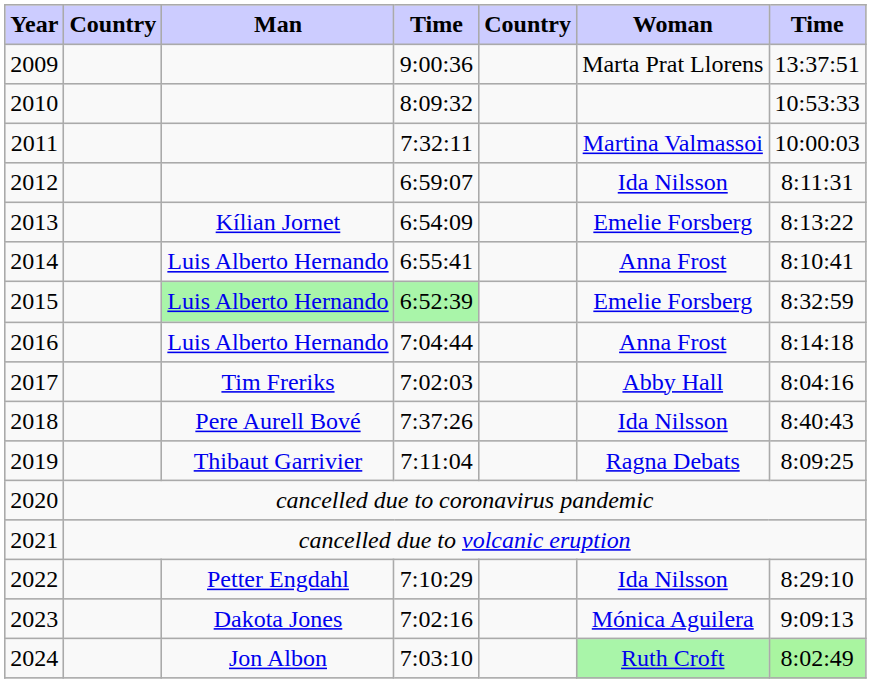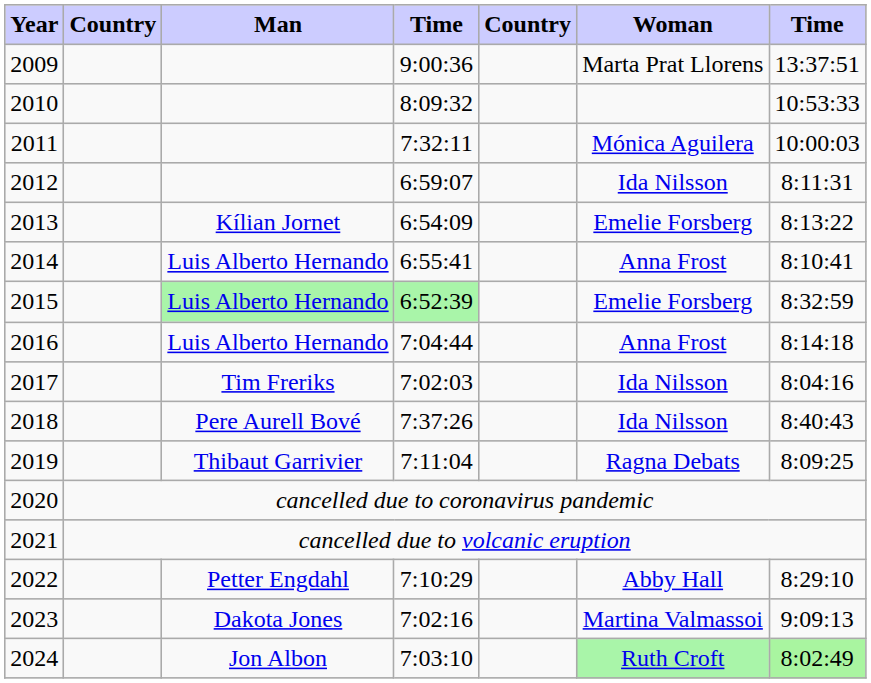(673, 143) Martina Valmassoi -> (673, 143) Mónica Aguilera
(673, 380) Abby Hall -> (673, 380) Ida Nilsson
(673, 578) Ida Nilsson -> (673, 578) Abby Hall
(673, 618) Mónica Aguilera -> (673, 618) Martina Valmassoi
